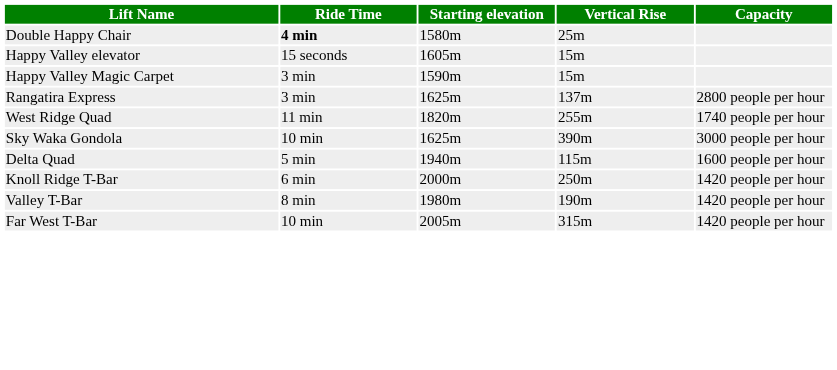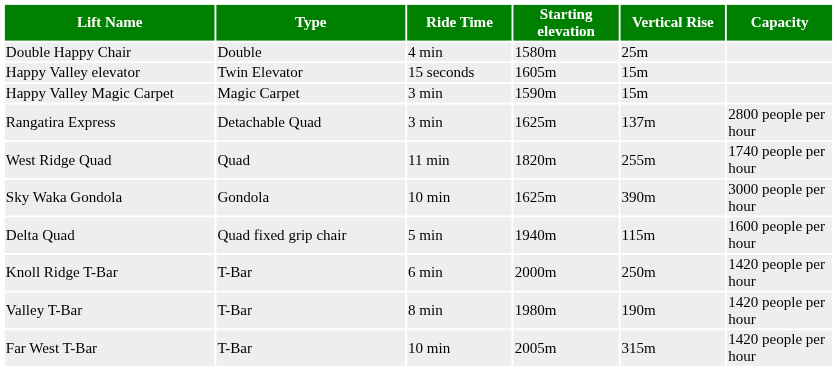+ column: (311, 22)
(299, 34) bold -> (425, 51) normal
